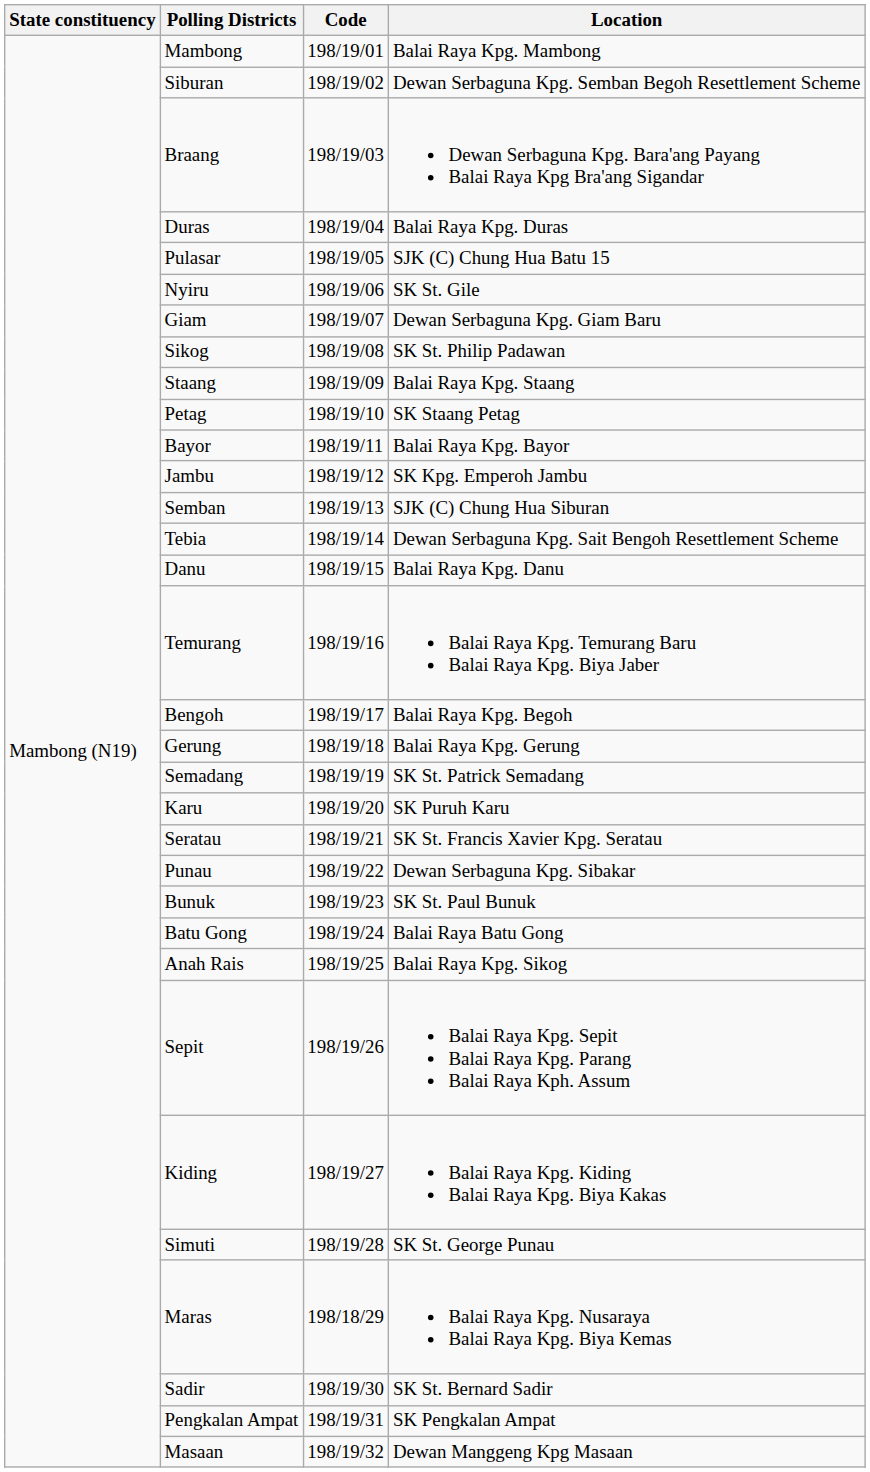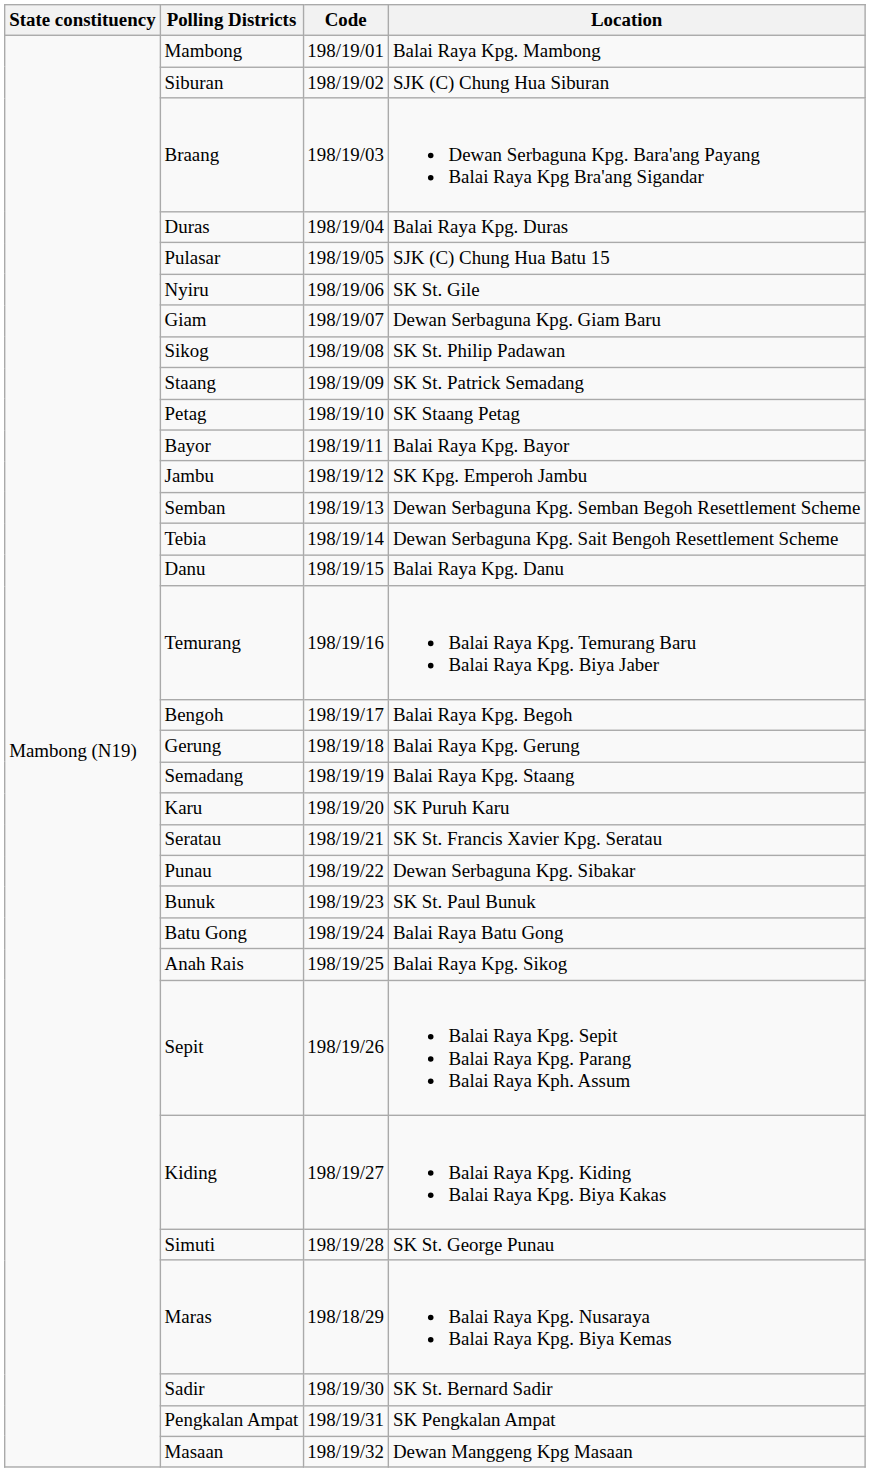(627, 82) Dewan Serbaguna Kpg. Semban Begoh Resettlement Scheme -> (501, 82) SJK (C) Chung Hua Siburan
(484, 382) Balai Raya Kpg. Staang -> (488, 382) SK St. Patrick Semadang
(501, 507) SJK (C) Chung Hua Siburan -> (627, 507) Dewan Serbaguna Kpg. Semban Begoh Resettlement Scheme
(488, 776) SK St. Patrick Semadang -> (484, 776) Balai Raya Kpg. Staang
